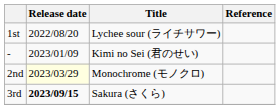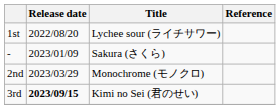(145, 53) Kimi no Sei (君のせい) -> (128, 53) Sakura (さくら)
(53, 73) lightyellow background -> (53, 73) no background
(128, 94) Sakura (さくら) -> (145, 94) Kimi no Sei (君のせい)
